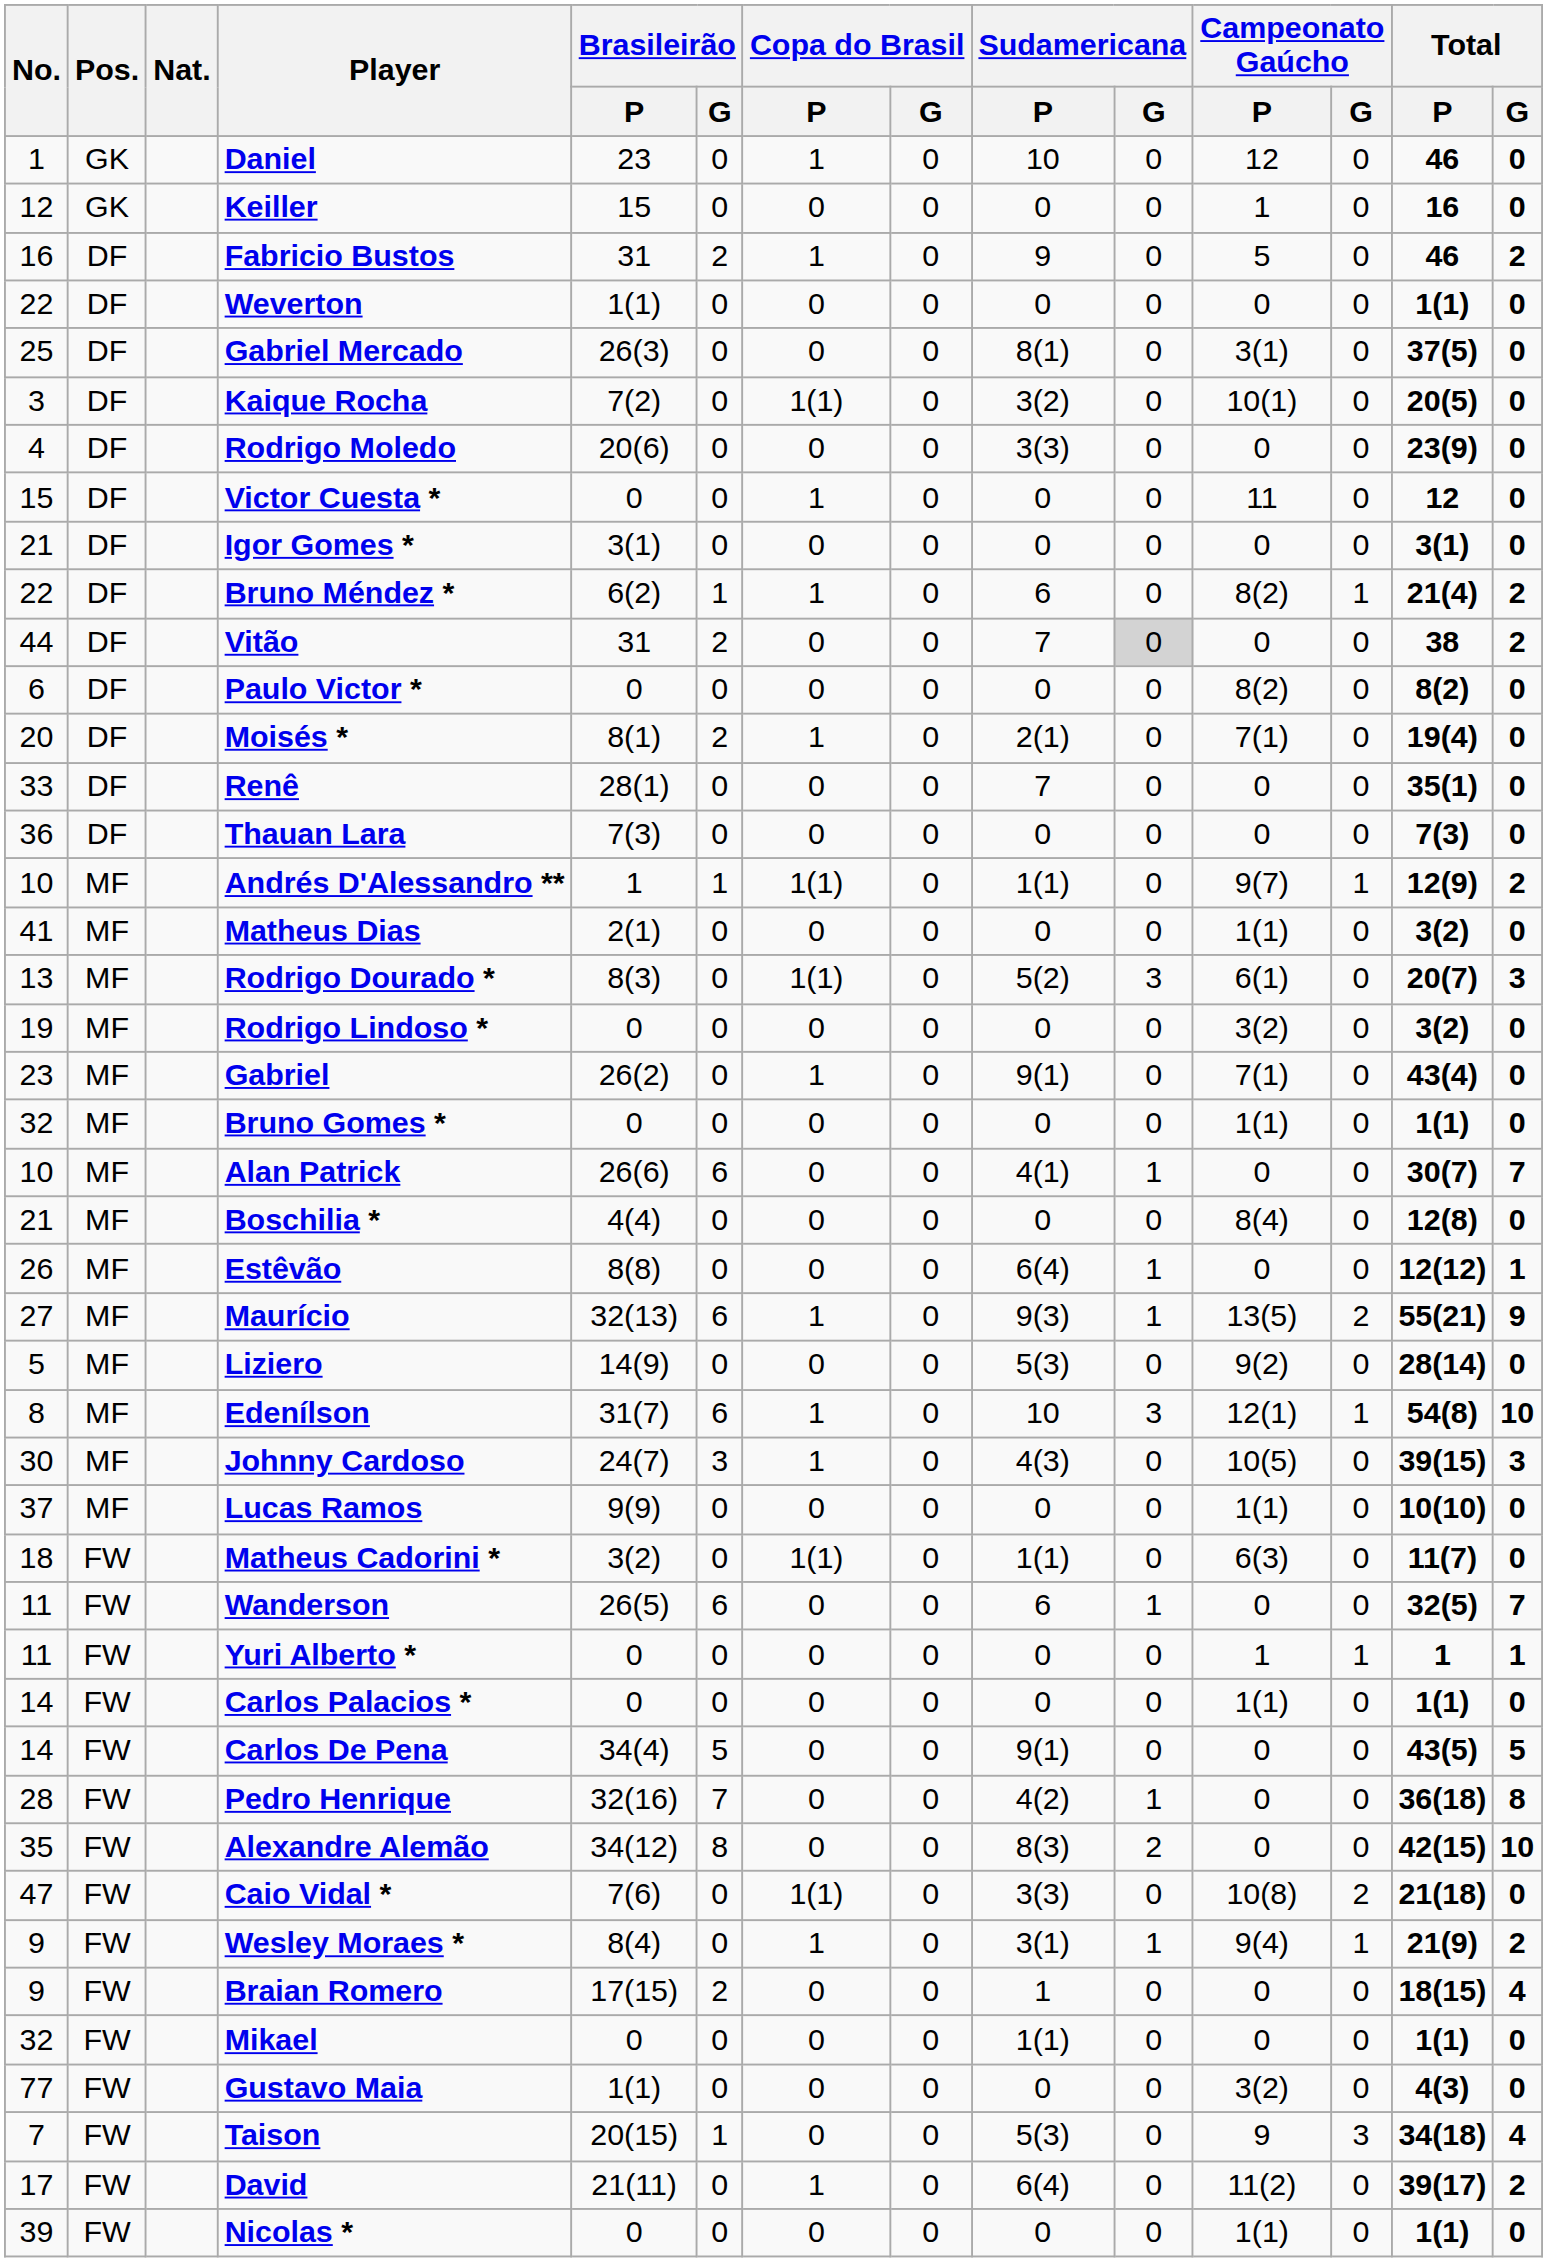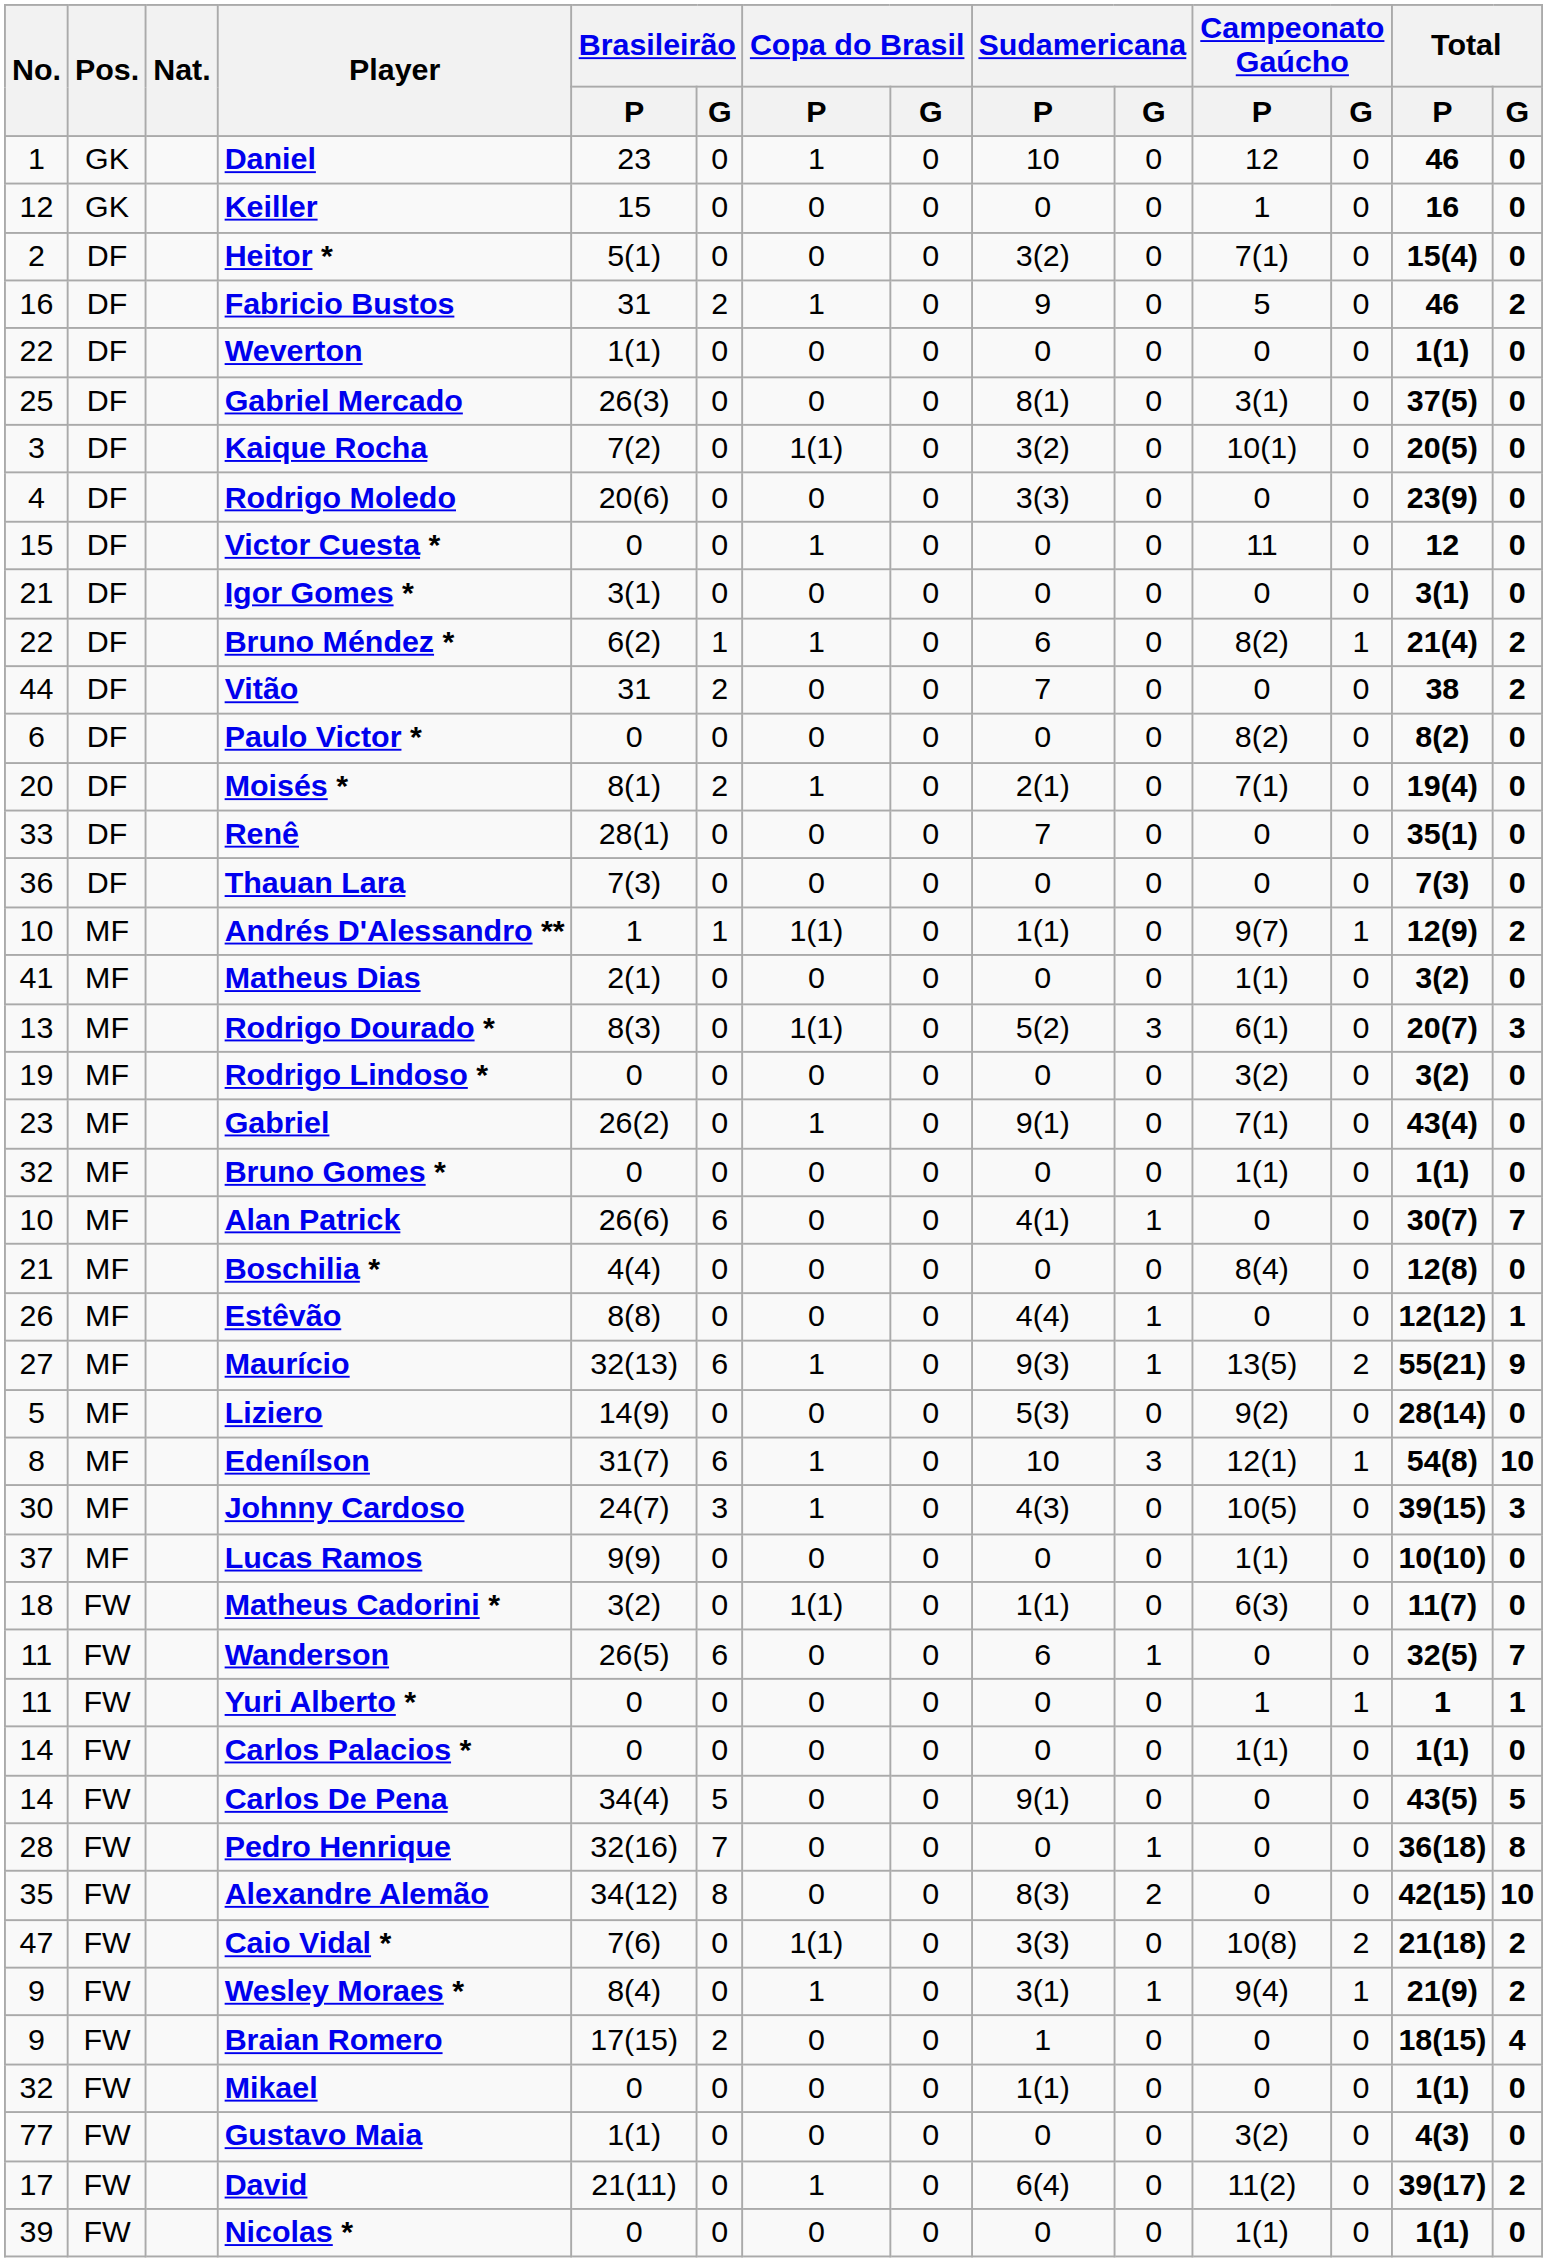+ row: (279, 255)
(1154, 641) lightgrey background -> (1154, 689) no background
(1043, 1268) 6(4) -> (1043, 1316) 4(4)
(1043, 1798) 4(2) -> (1043, 1846) 0
(1517, 1894) 0 -> (1517, 1943) 2
- row: (272, 2135)
